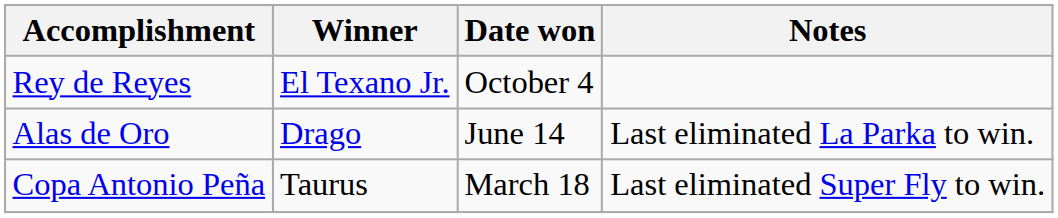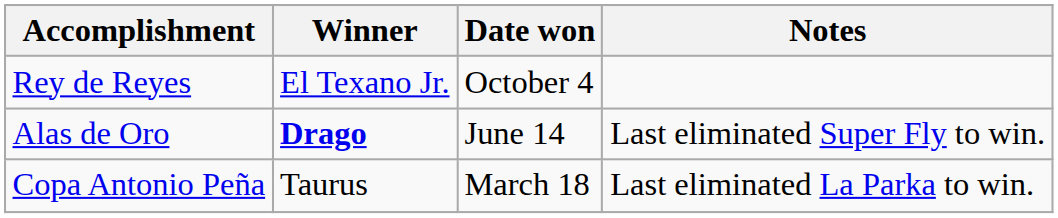(321, 133) normal -> (323, 133) bold
(822, 133) Last eliminated La Parka to win. -> (828, 133) Last eliminated Super Fly to win.
(828, 184) Last eliminated Super Fly to win. -> (822, 184) Last eliminated La Parka to win.
